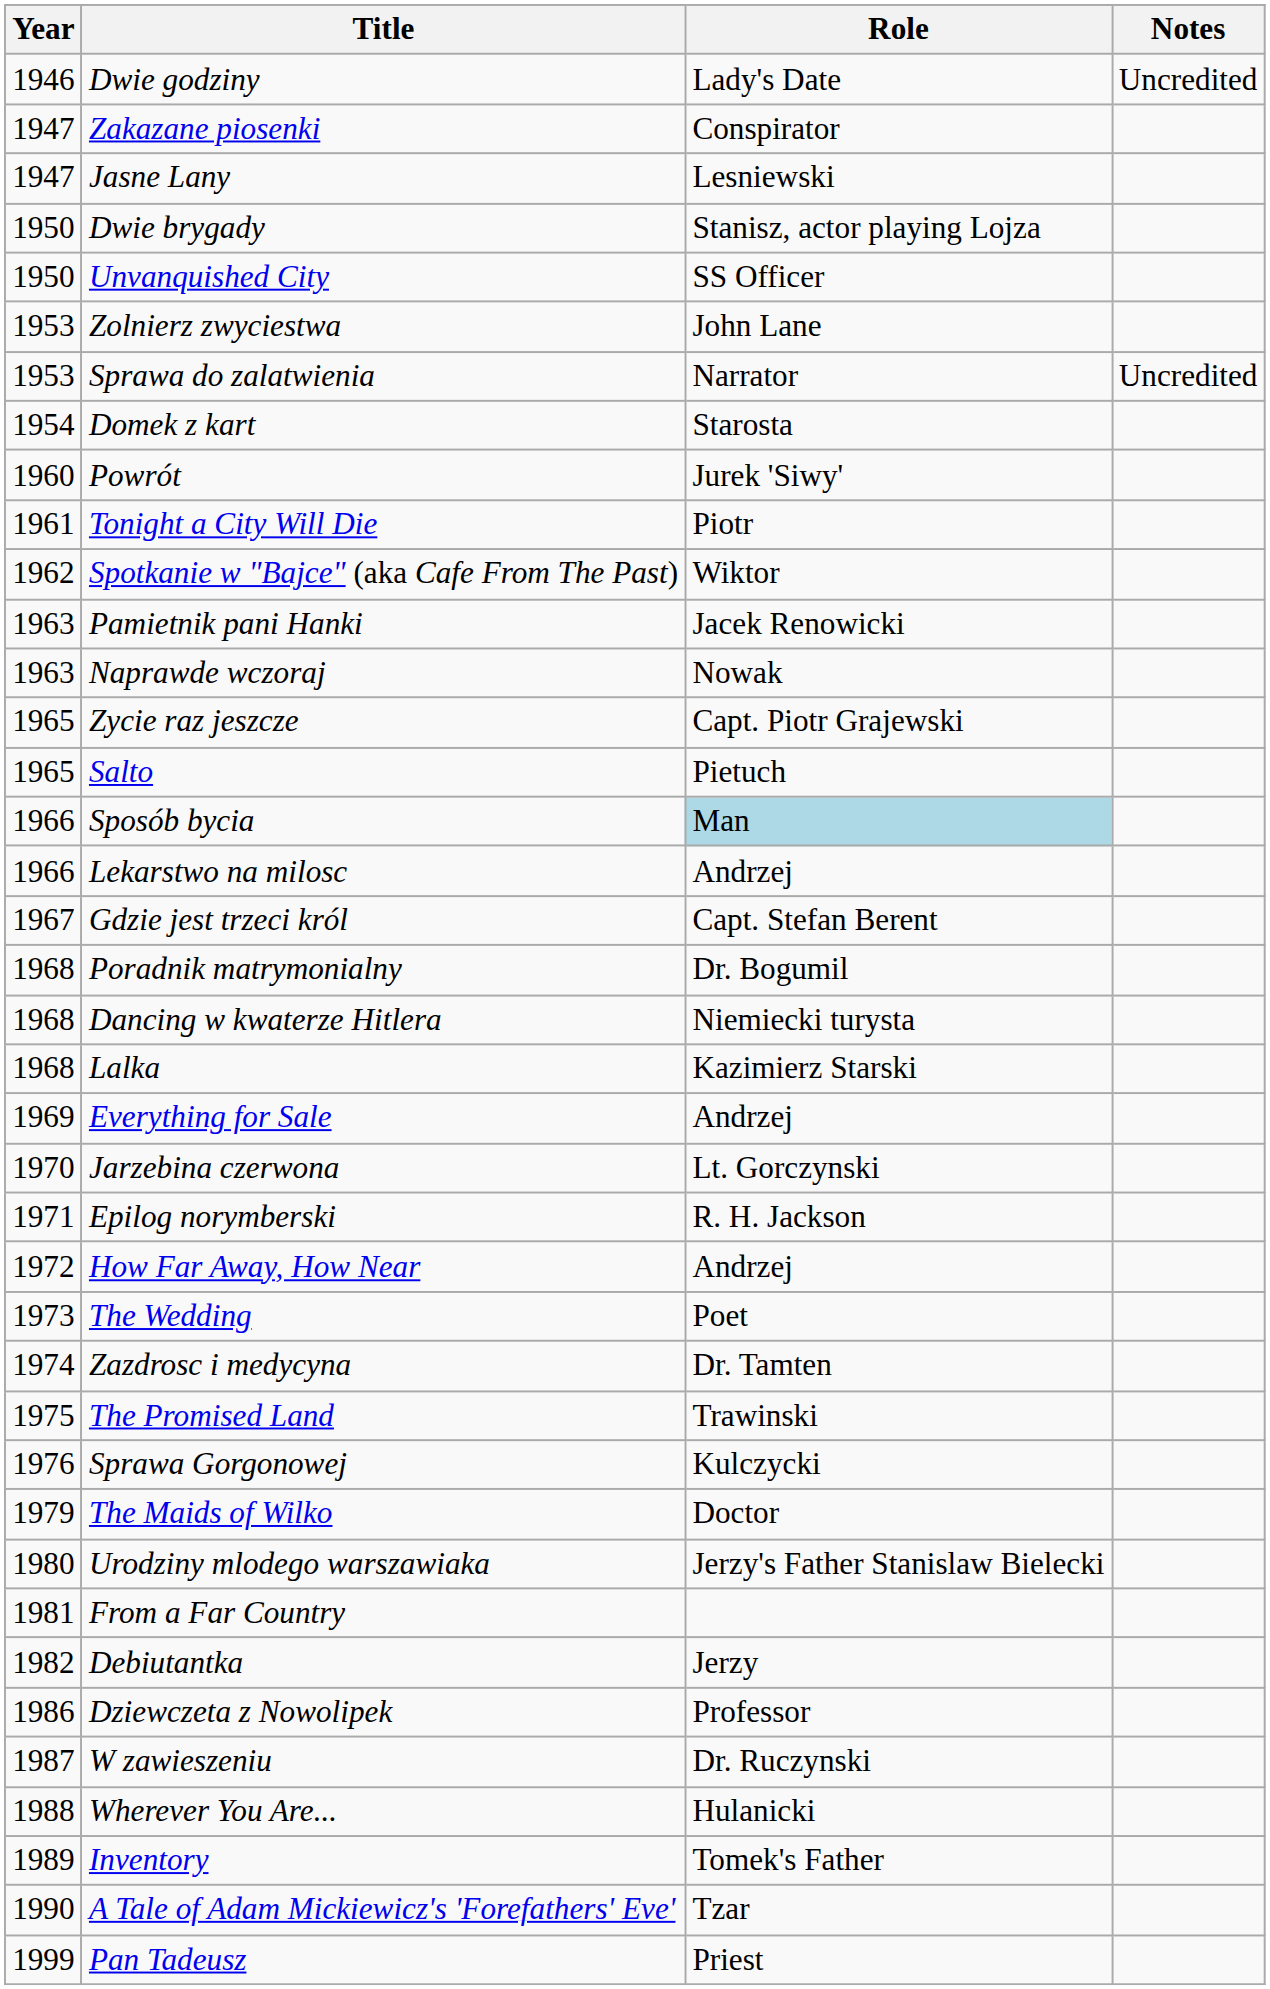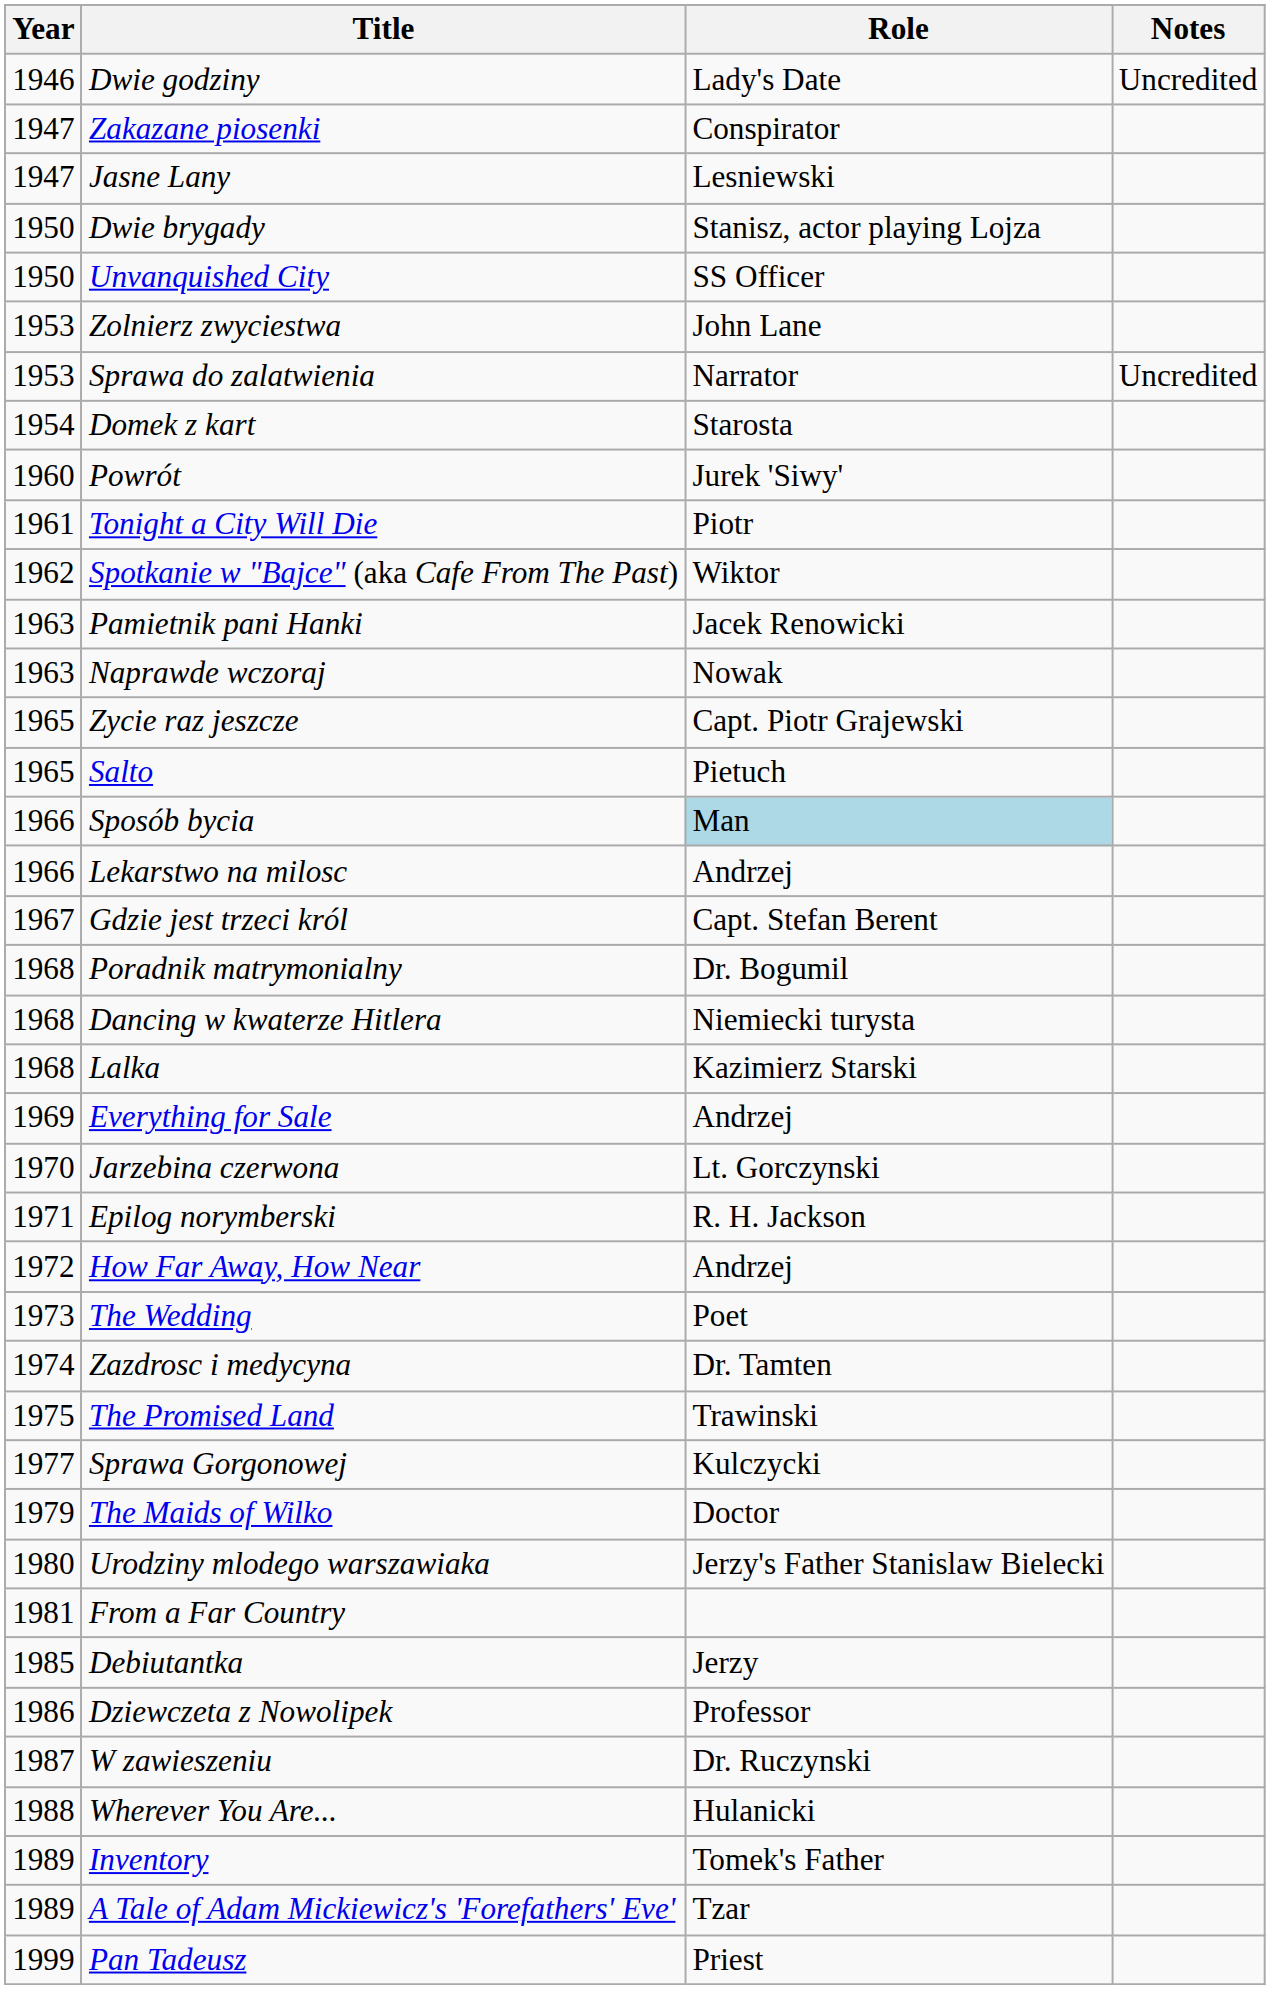(43, 1464) 1976 -> (43, 1464) 1977
(43, 1662) 1982 -> (43, 1662) 1985
(43, 1909) 1990 -> (43, 1909) 1989
